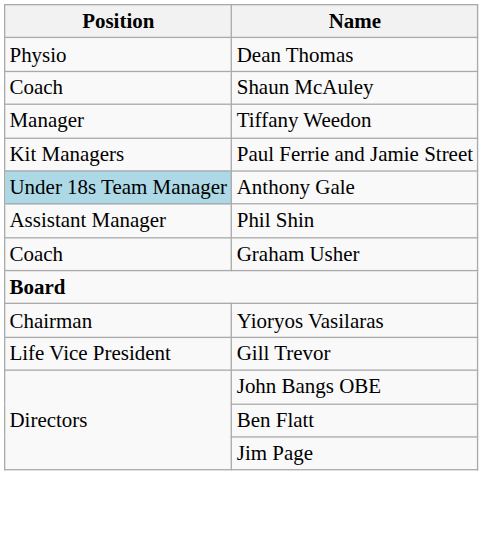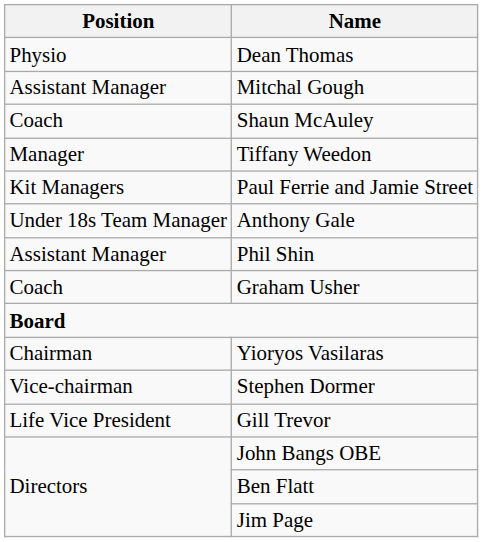+ row: (300, 87)
(118, 187) lightblue background -> (118, 220) no background
+ row: (306, 386)
